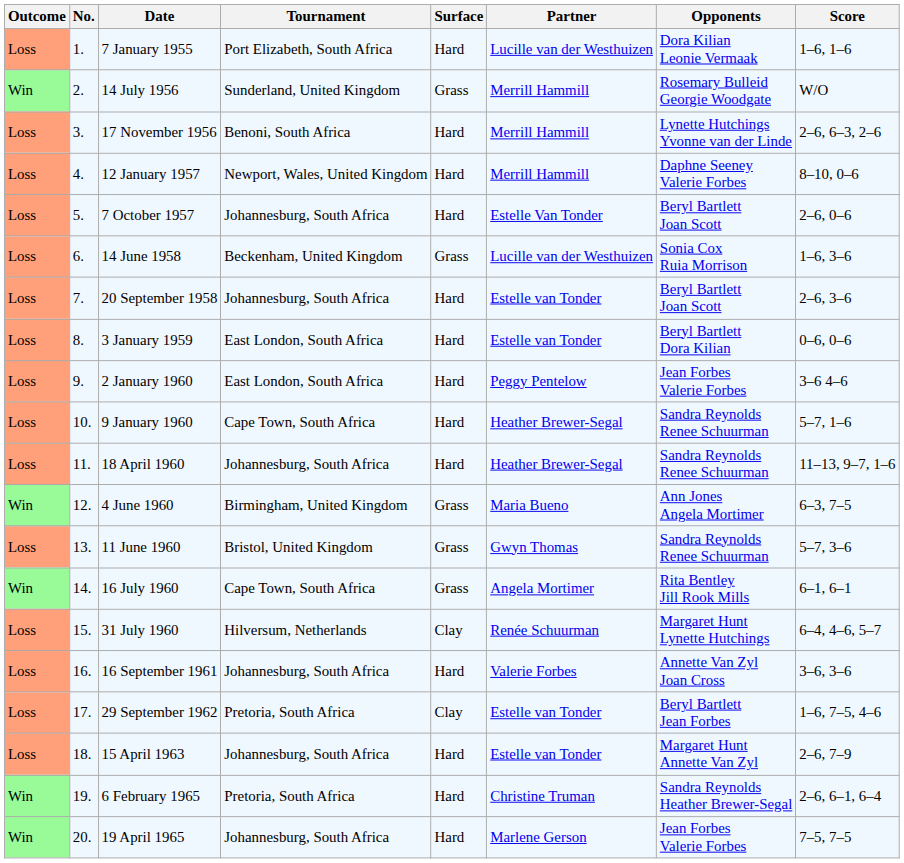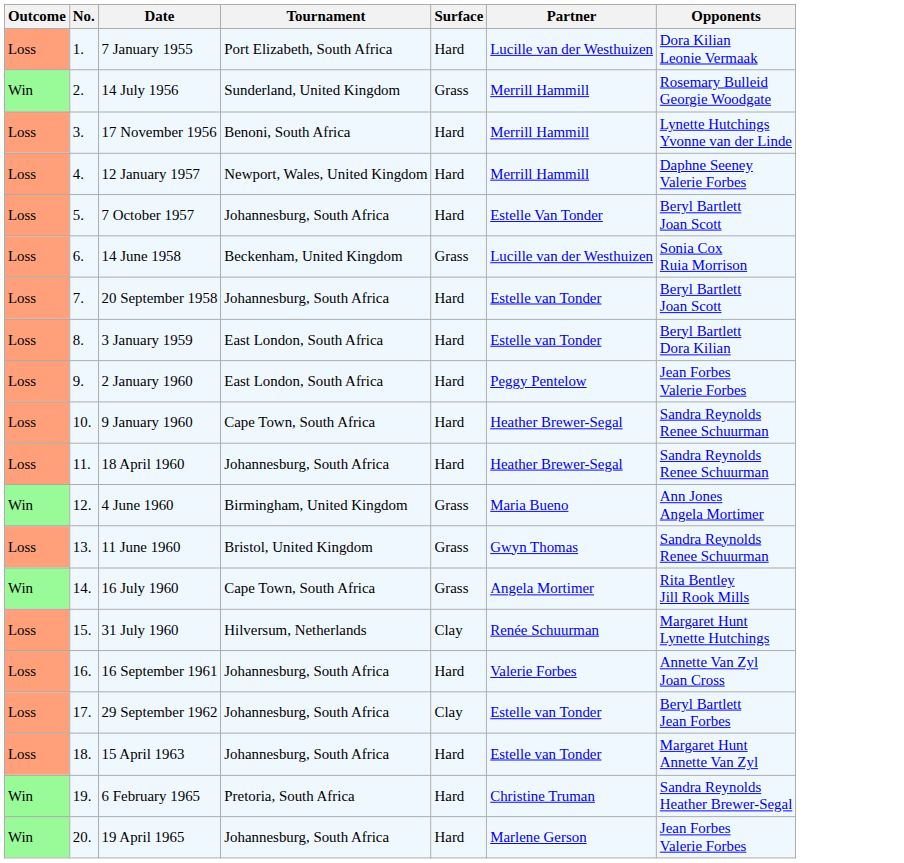- column: (847, 16)
(289, 712) Pretoria, South Africa -> (307, 712) Johannesburg, South Africa
